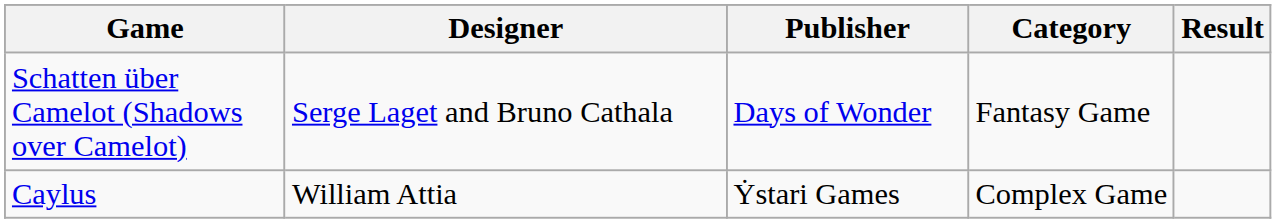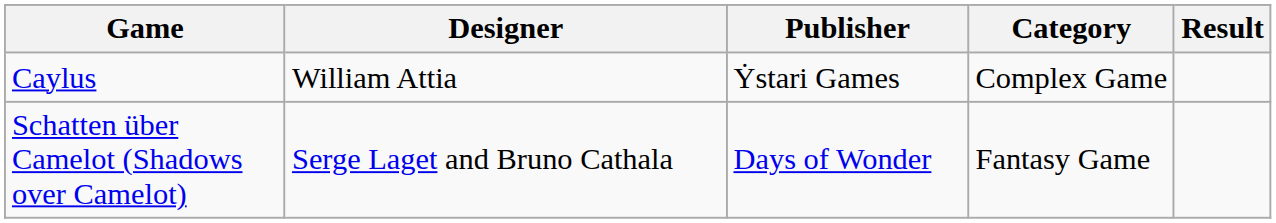rows swapped: (127, 111) <-> (54, 193)
